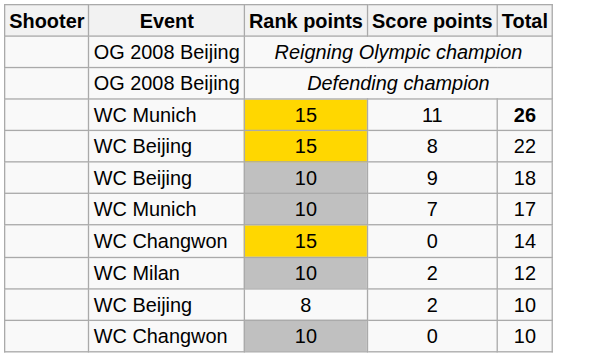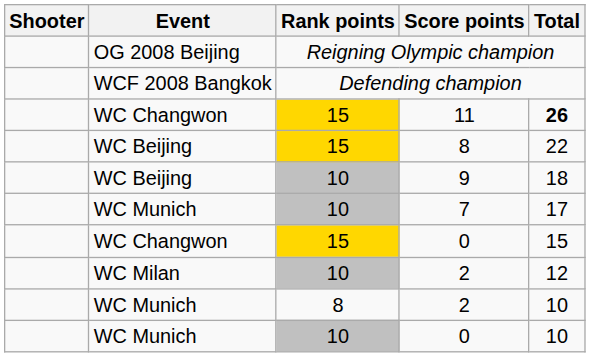(167, 84) OG 2008 Beijing -> (183, 84) WCF 2008 Bangkok
(145, 115) WC Munich -> (161, 115) WC Changwon
(525, 241) 14 -> (557, 241) 15
(143, 304) WC Beijing -> (145, 304) WC Munich
(161, 336) WC Changwon -> (145, 336) WC Munich
